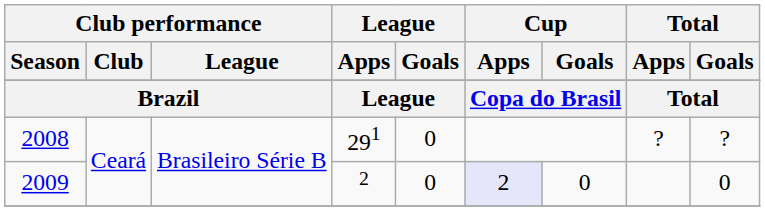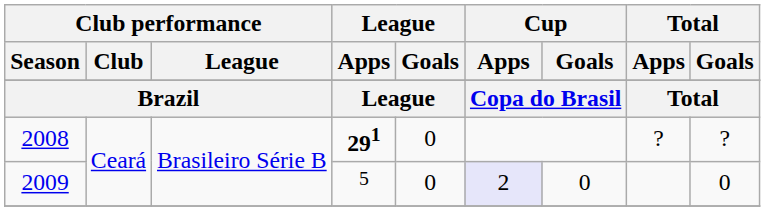(364, 139) normal -> (364, 139) bold
(364, 178) 2 -> (364, 178) 5
